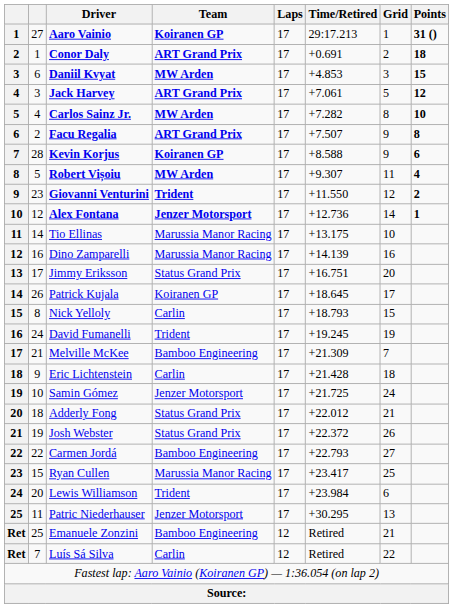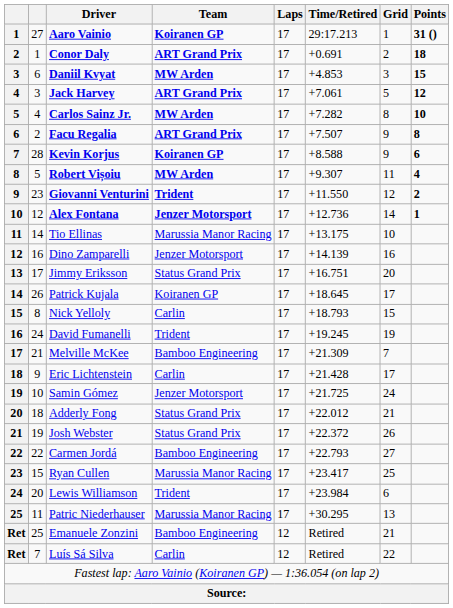(213, 253) Marussia Manor Racing -> (199, 253) Jenzer Motorsport
(389, 373) 18 -> (389, 373) 17
(199, 513) Jenzer Motorsport -> (213, 513) Marussia Manor Racing
